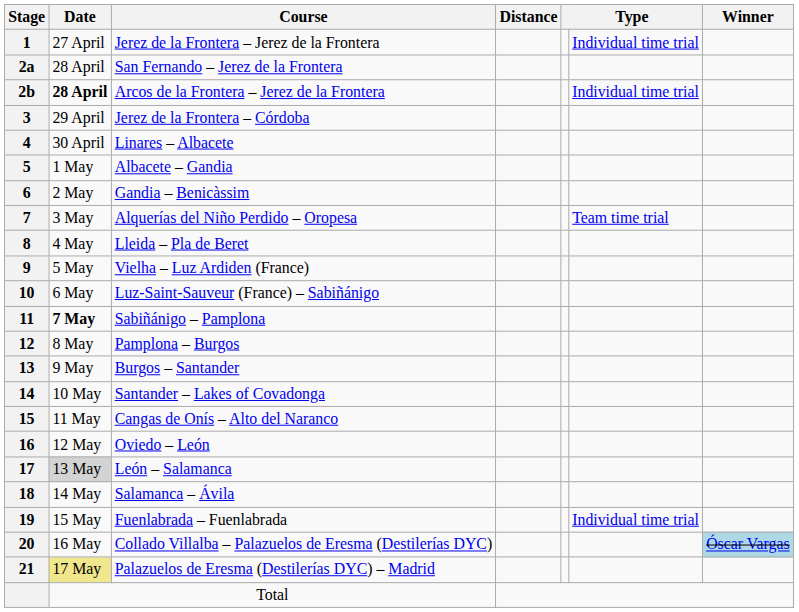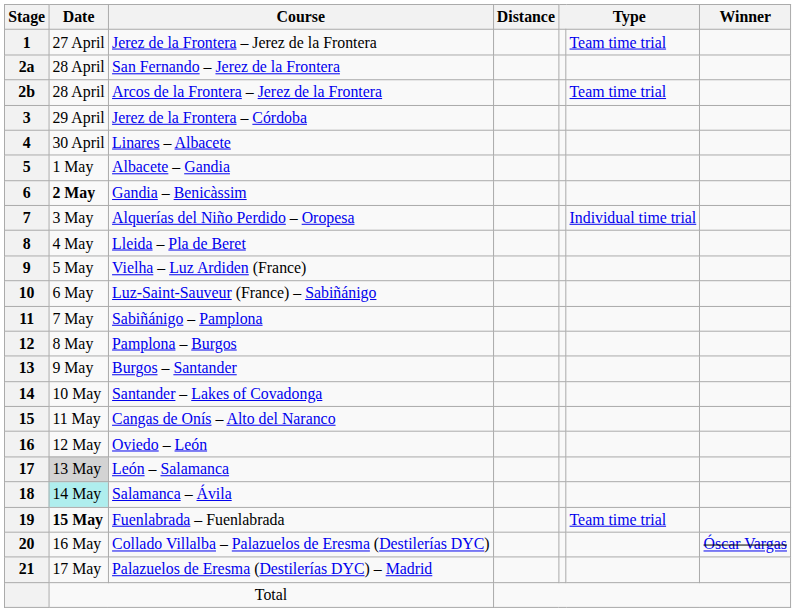(636, 42) Individual time trial -> (618, 42) Team time trial
(80, 92) bold -> (79, 92) normal
(636, 92) Individual time trial -> (618, 92) Team time trial
(73, 192) normal -> (74, 192) bold
(620, 218) Team time trial -> (633, 218) Individual time trial
(74, 318) bold -> (73, 318) normal
(77, 494) no background -> (77, 494) paleturquoise background
(77, 519) normal -> (78, 519) bold
(636, 519) Individual time trial -> (618, 519) Team time trial
(748, 544) lightblue background -> (745, 544) no background
(77, 569) khaki background -> (77, 569) no background
